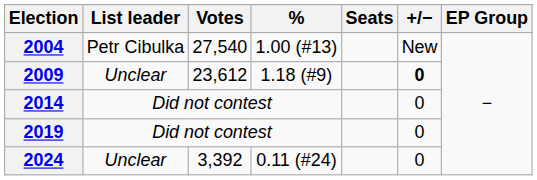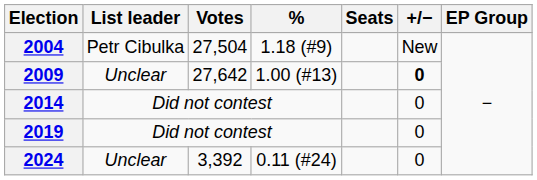(220, 47) 27,540 -> (220, 47) 27,504
(296, 47) 1.00 (#13) -> (296, 47) 1.18 (#9)
(220, 75) 23,612 -> (220, 75) 27,642
(296, 75) 1.18 (#9) -> (296, 75) 1.00 (#13)
